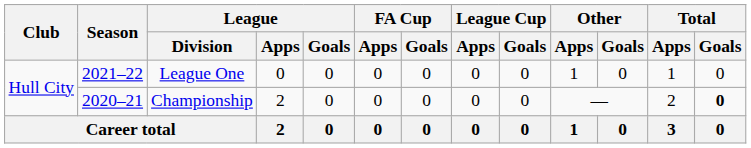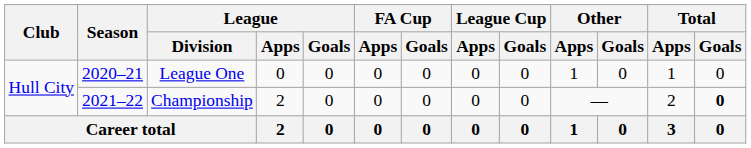(113, 73) 2021–22 -> (113, 73) 2020–21
(113, 101) 2020–21 -> (113, 101) 2021–22
